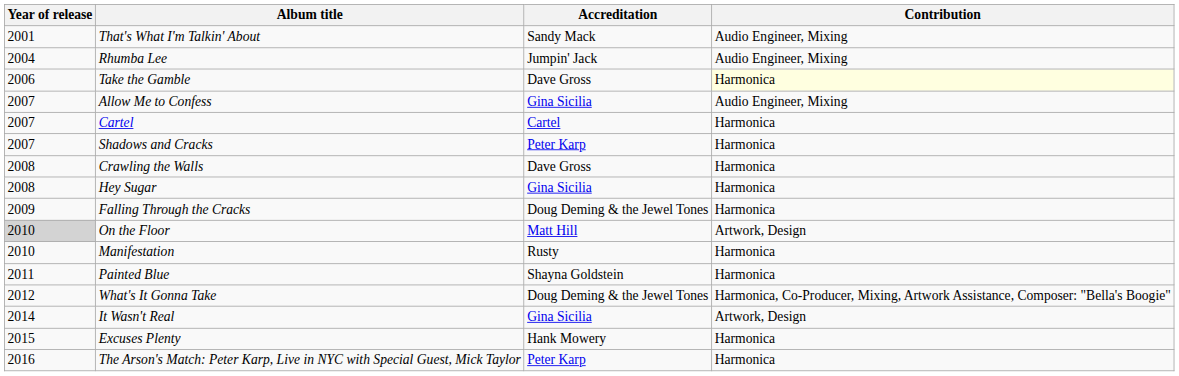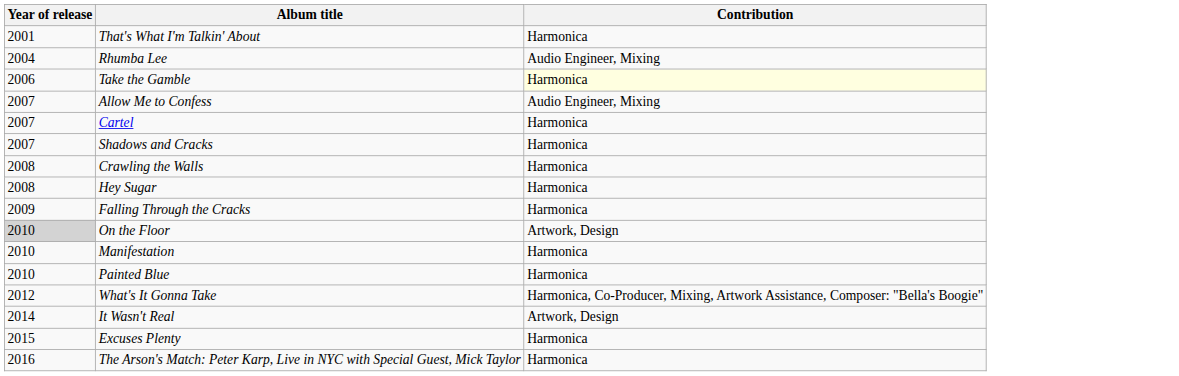- column: (618, 15)
(781, 36) Audio Engineer, Mixing -> (557, 36) Harmonica
(21, 274) 2011 -> (21, 274) 2010
